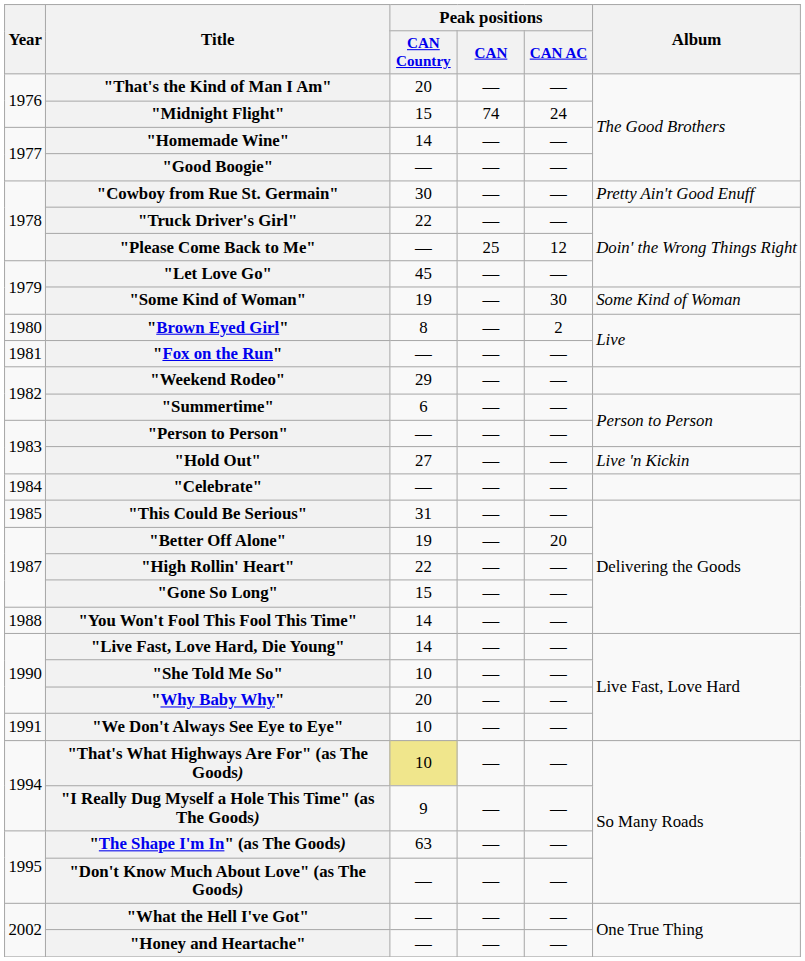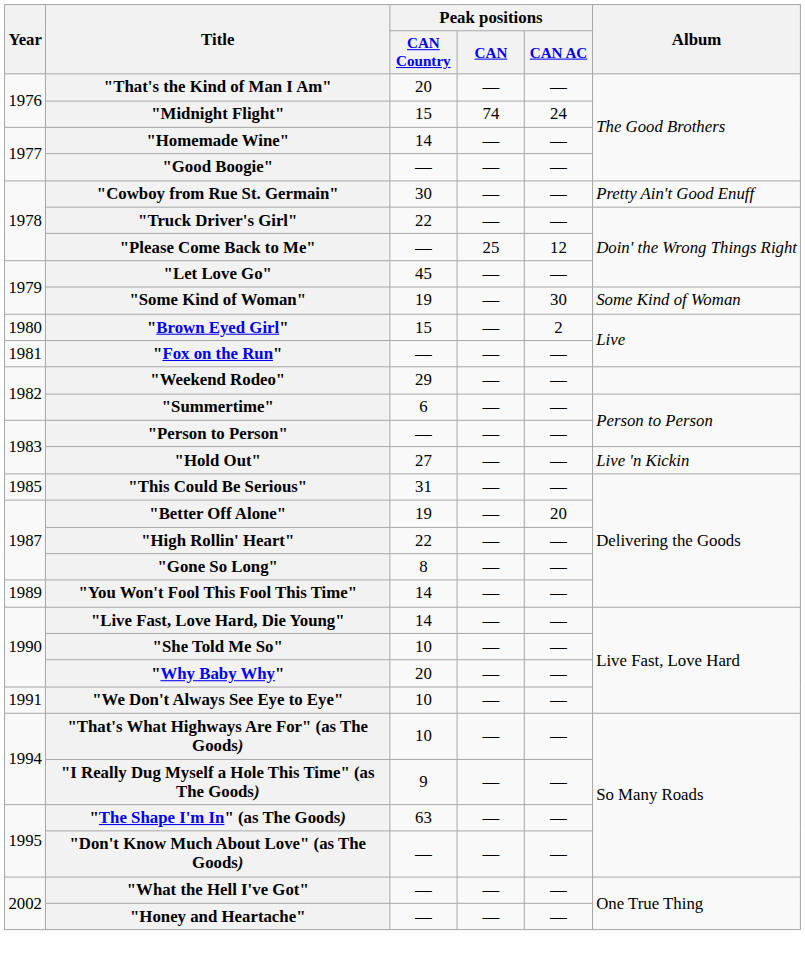(423, 327) 8 -> (423, 327) 15
- row: (218, 486)
(423, 593) 15 -> (423, 566) 8
(25, 620) 1988 -> (25, 593) 1989
(423, 762) khaki background -> (423, 736) no background
